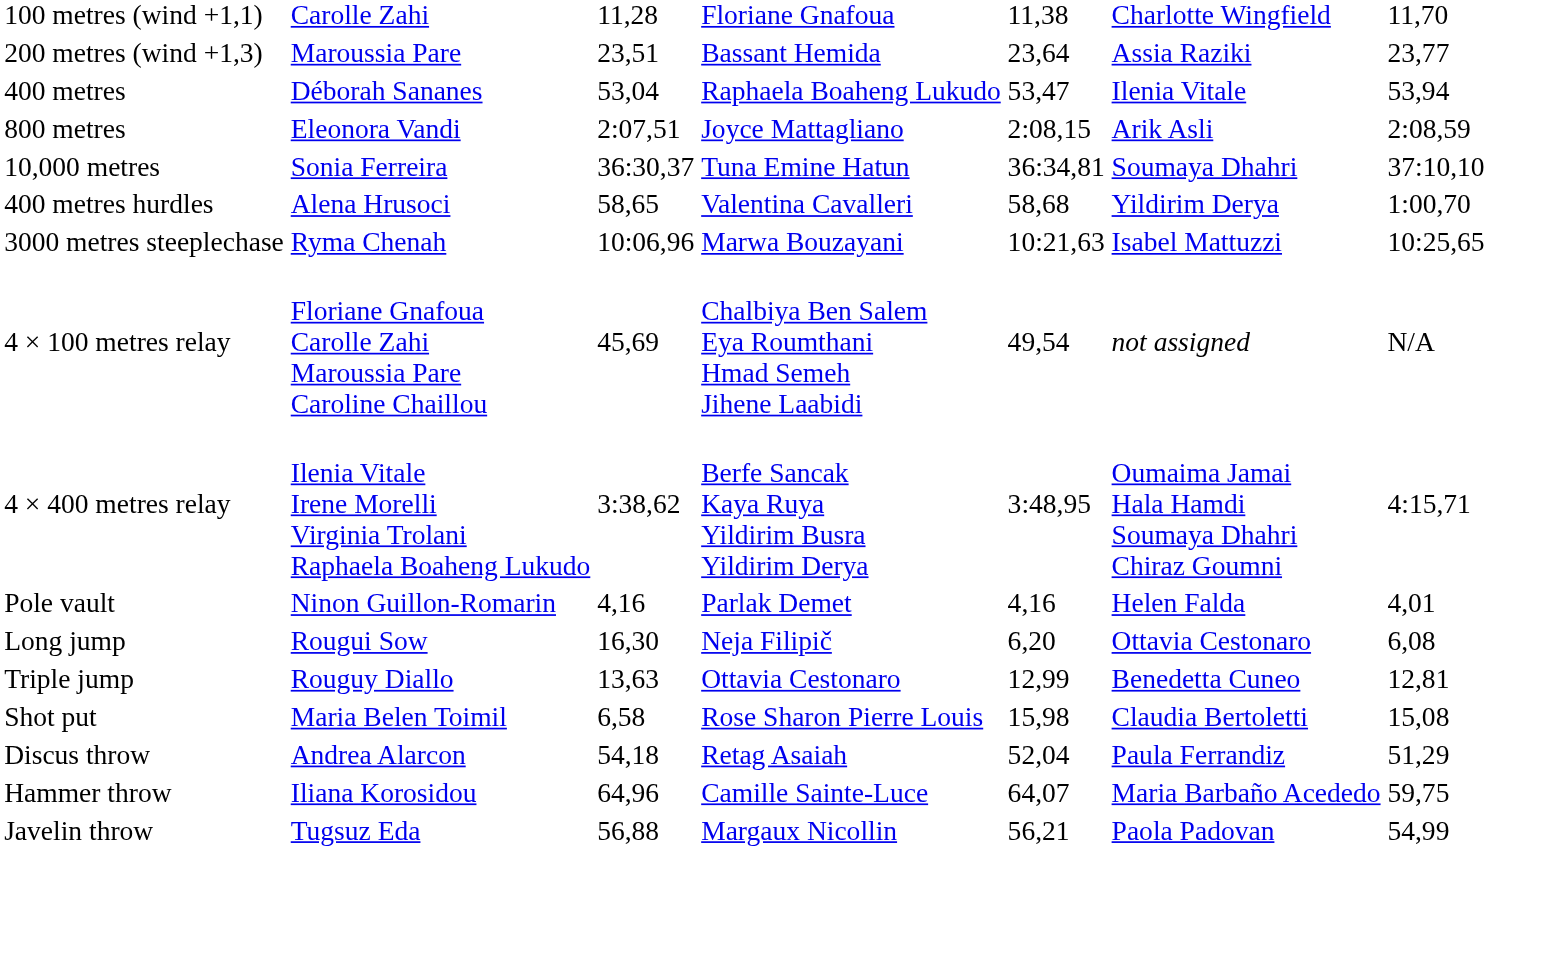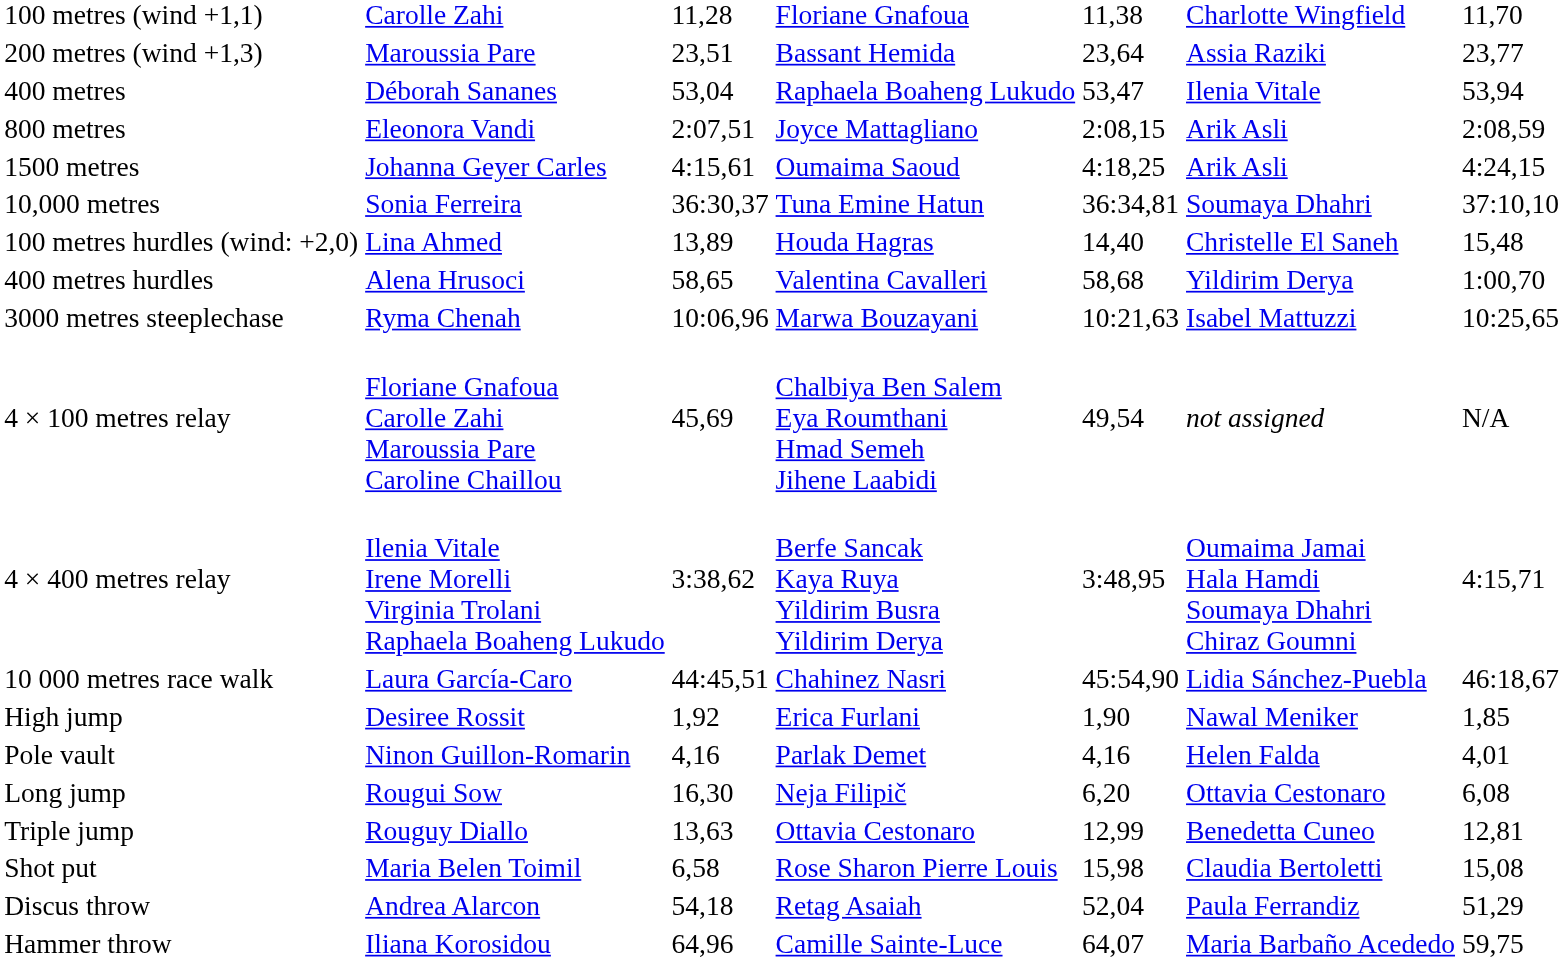+ row: (72, 166)
+ row: (181, 242)
+ row: (139, 679)
+ row: (63, 717)
- row: (79, 830)
